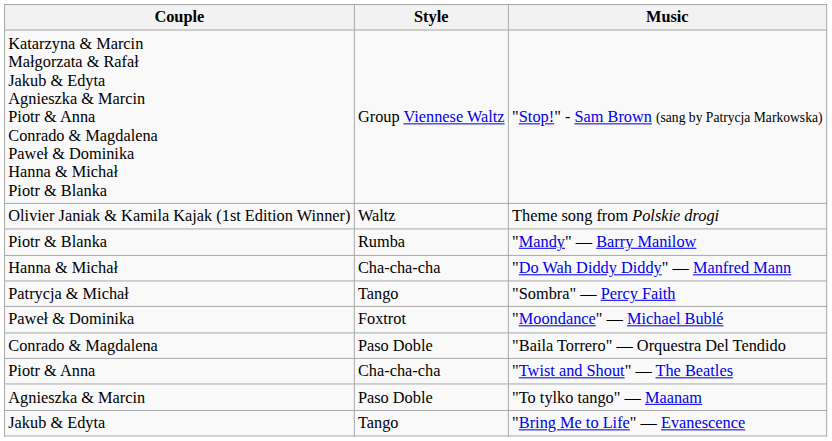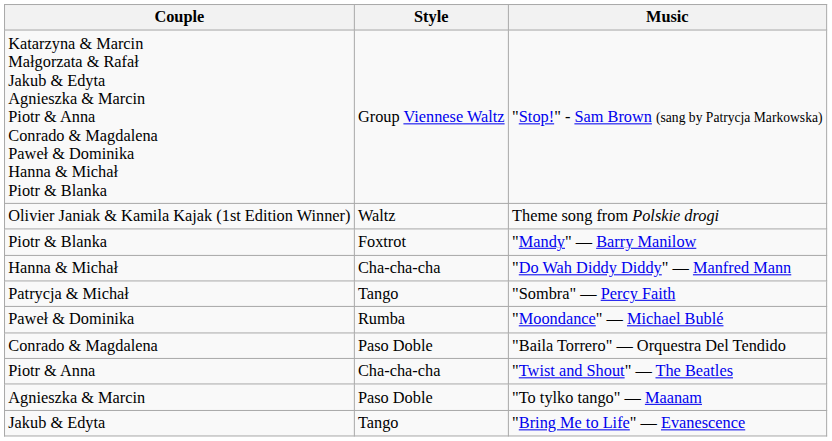(381, 241) Rumba -> (382, 241) Foxtrot
(382, 319) Foxtrot -> (381, 319) Rumba
